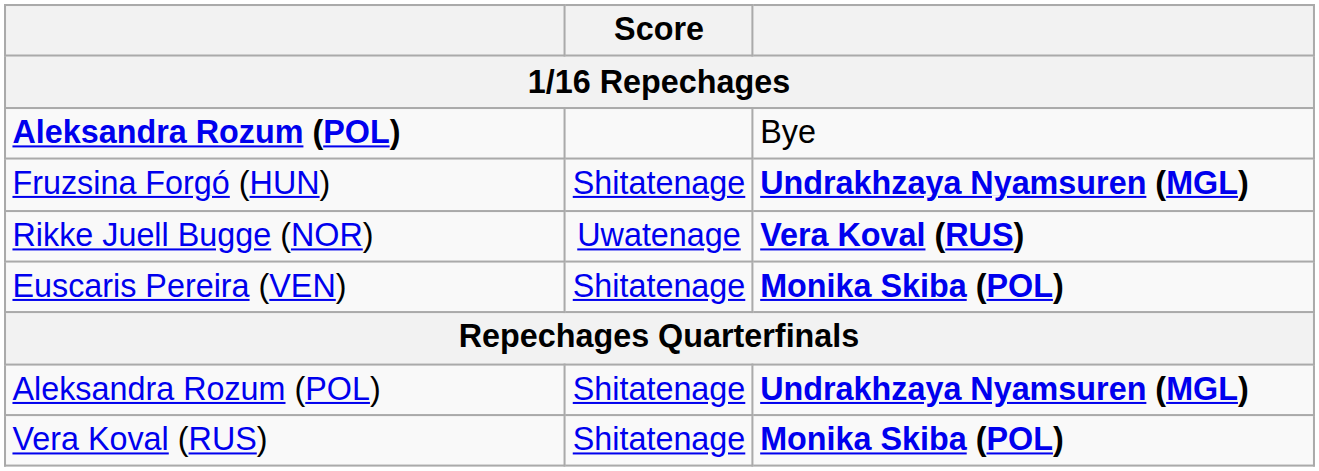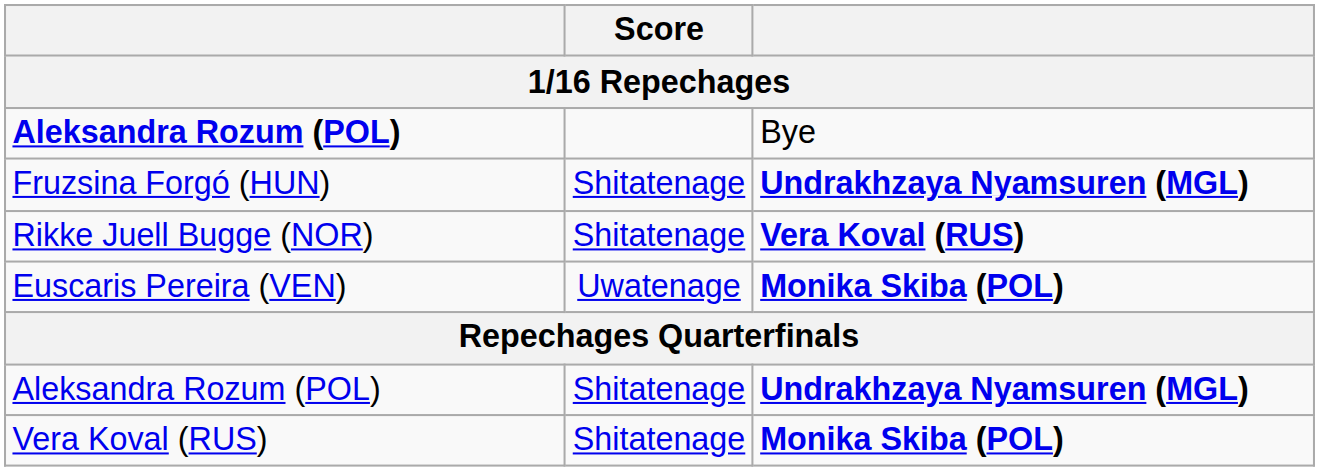(659, 235) Uwatenage -> (659, 235) Shitatenage
(659, 286) Shitatenage -> (659, 286) Uwatenage
